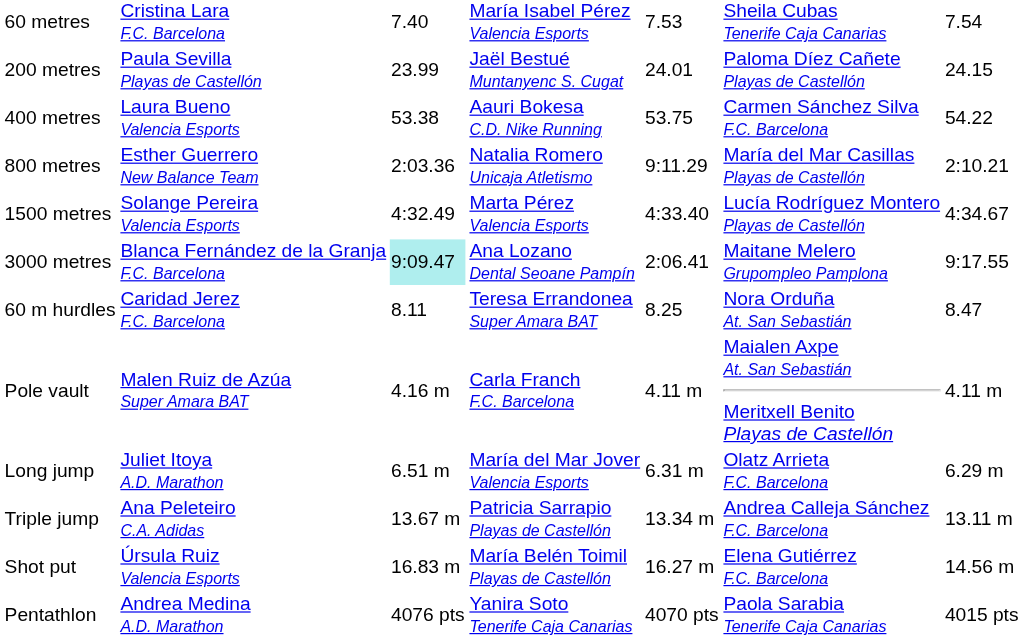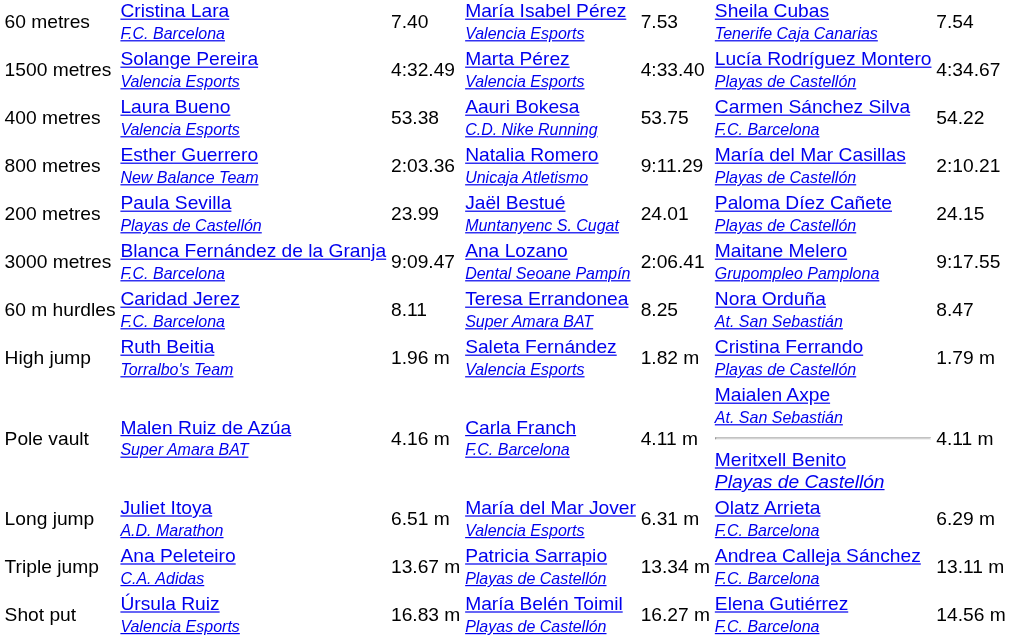rows swapped: (53, 70) <-> (58, 214)
(423, 262) paleturquoise background -> (423, 262) no background
+ row: (48, 358)
- row: (51, 614)
